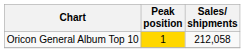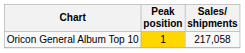(212, 39) 212,058 -> (212, 39) 217,058
